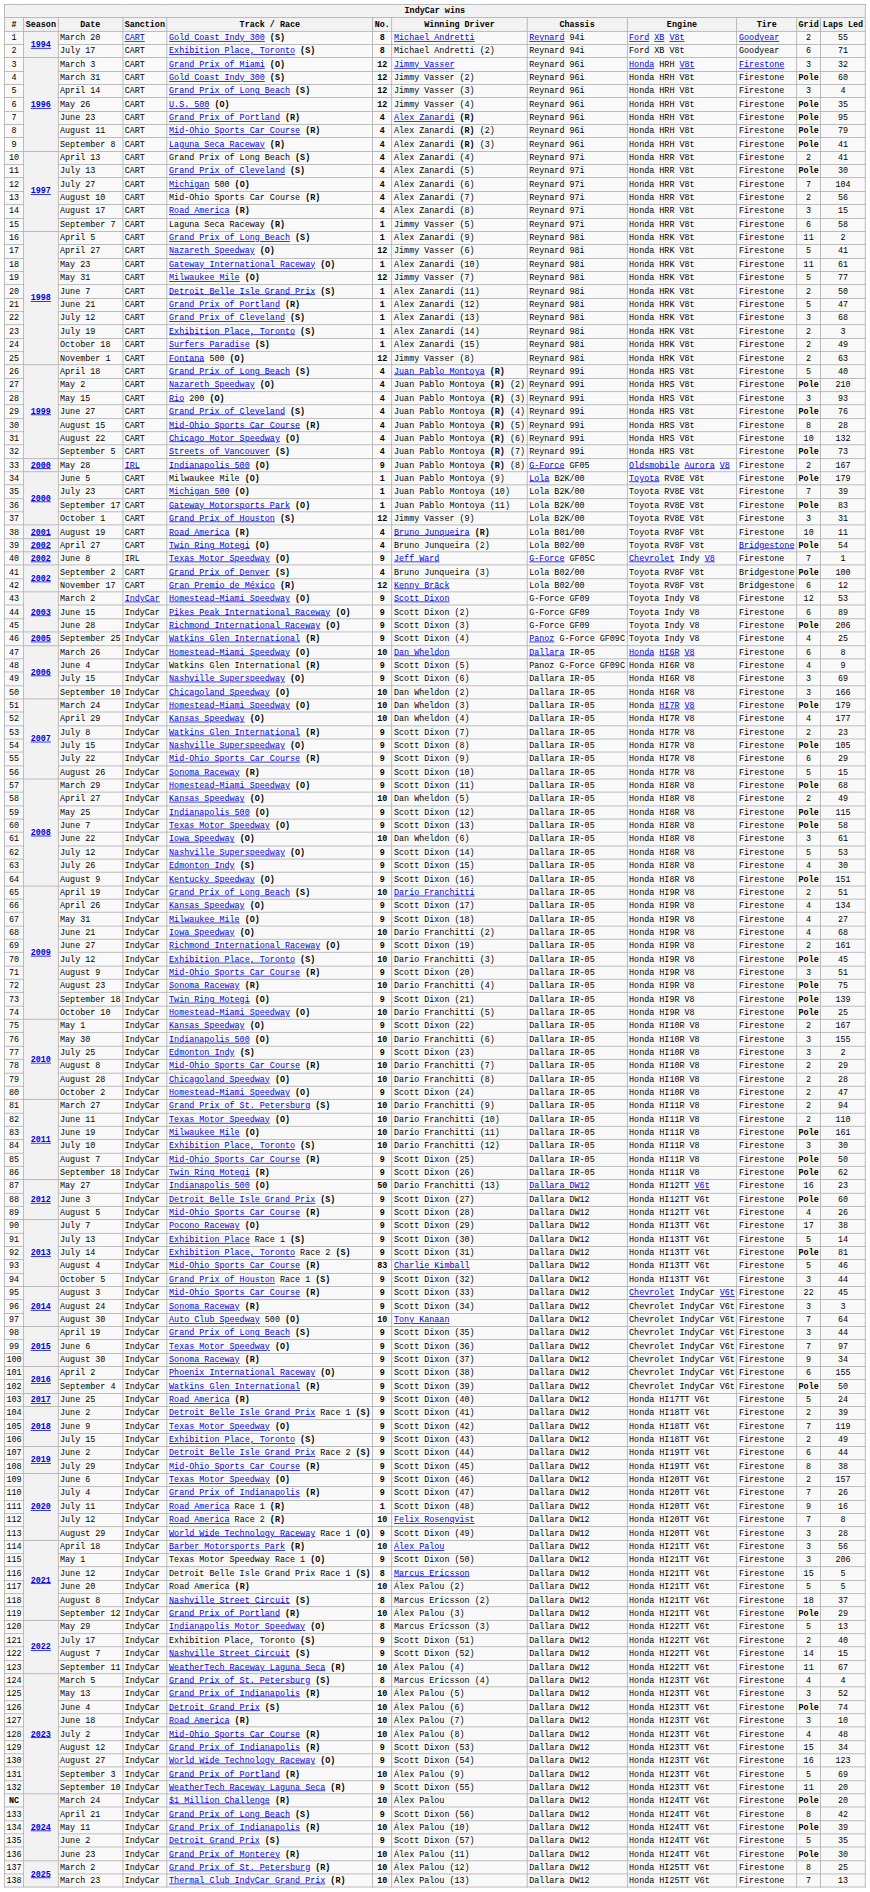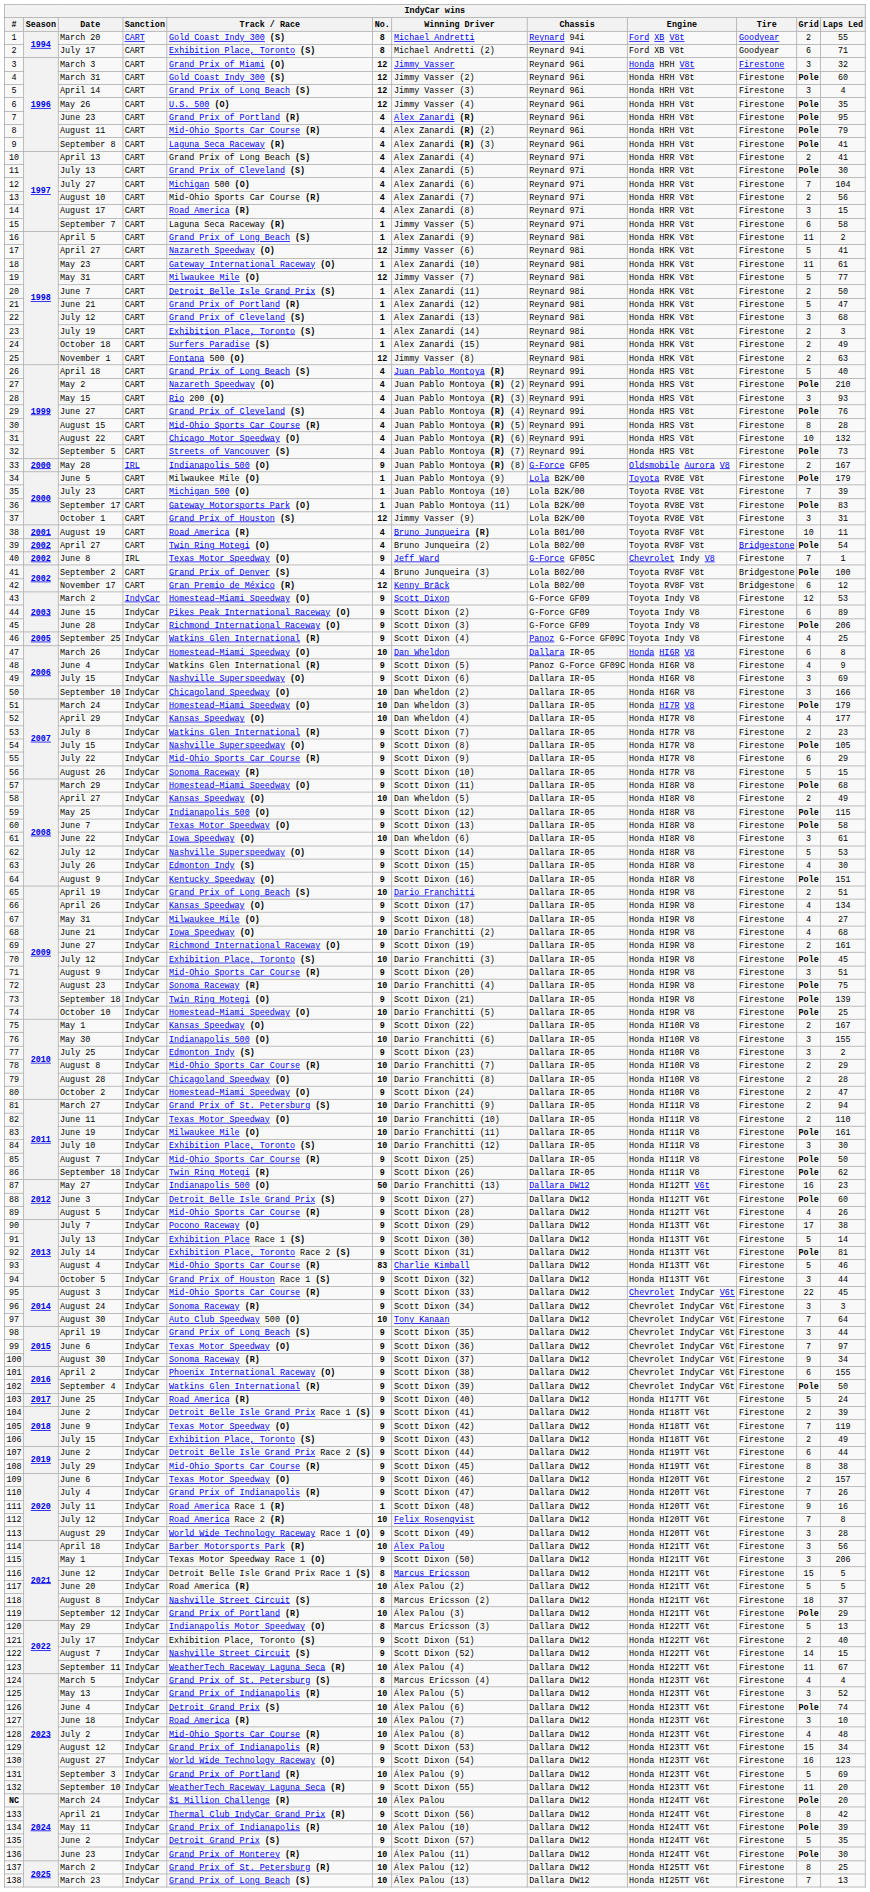(240, 1814) Grand Prix of Long Beach (S) -> (257, 1814) Thermal Club IndyCar Grand Prix (R)
(257, 1881) Thermal Club IndyCar Grand Prix (R) -> (240, 1881) Grand Prix of Long Beach (S)
